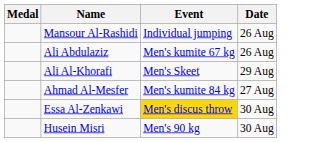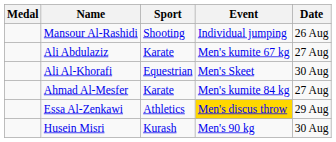+ column: (168, 14)
(257, 52) 26 Aug -> (312, 52) 27 Aug
(257, 71) 29 Aug -> (312, 71) 30 Aug
(257, 109) 30 Aug -> (312, 109) 29 Aug
